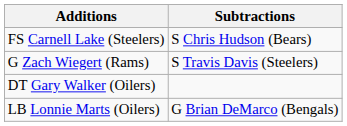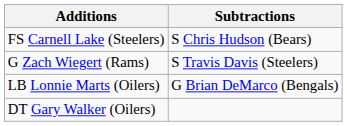rows swapped: (84, 109) <-> (82, 86)
